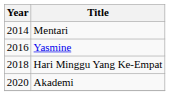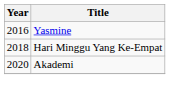- row: (51, 30)
